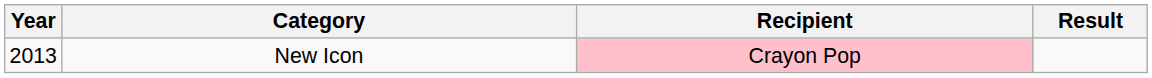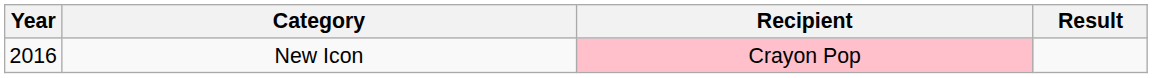(33, 55) 2013 -> (33, 55) 2016
